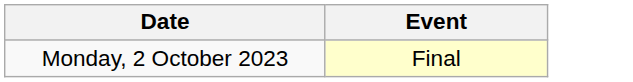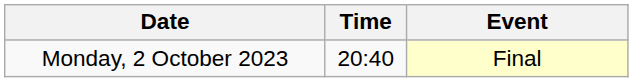+ column: (366, 22)
